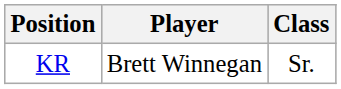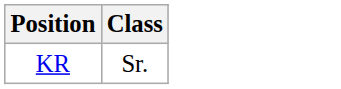- column: (184, 24)
